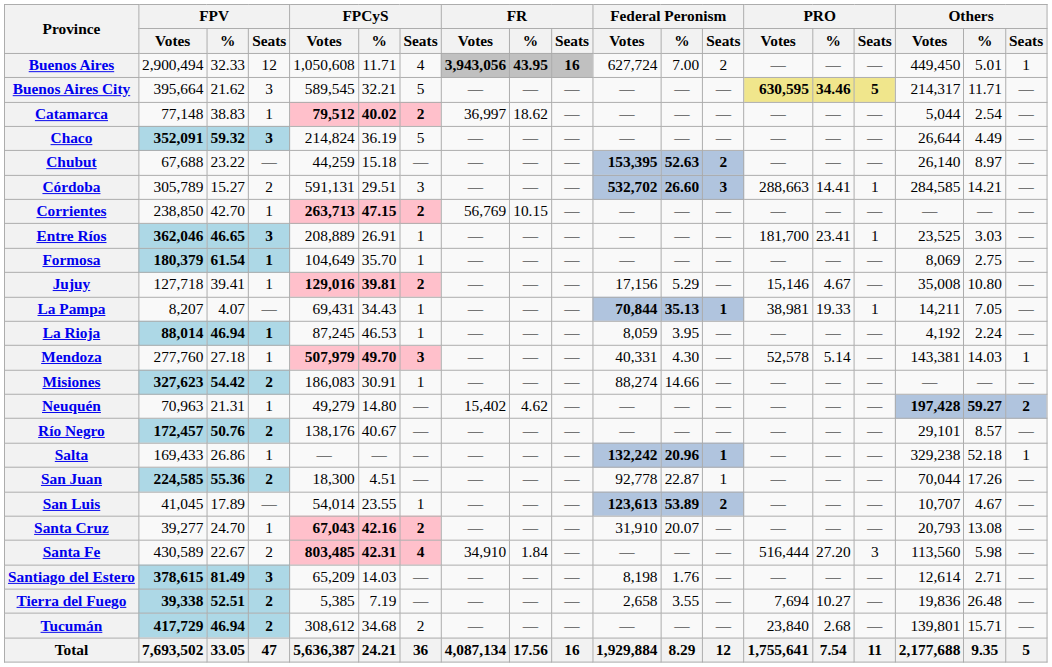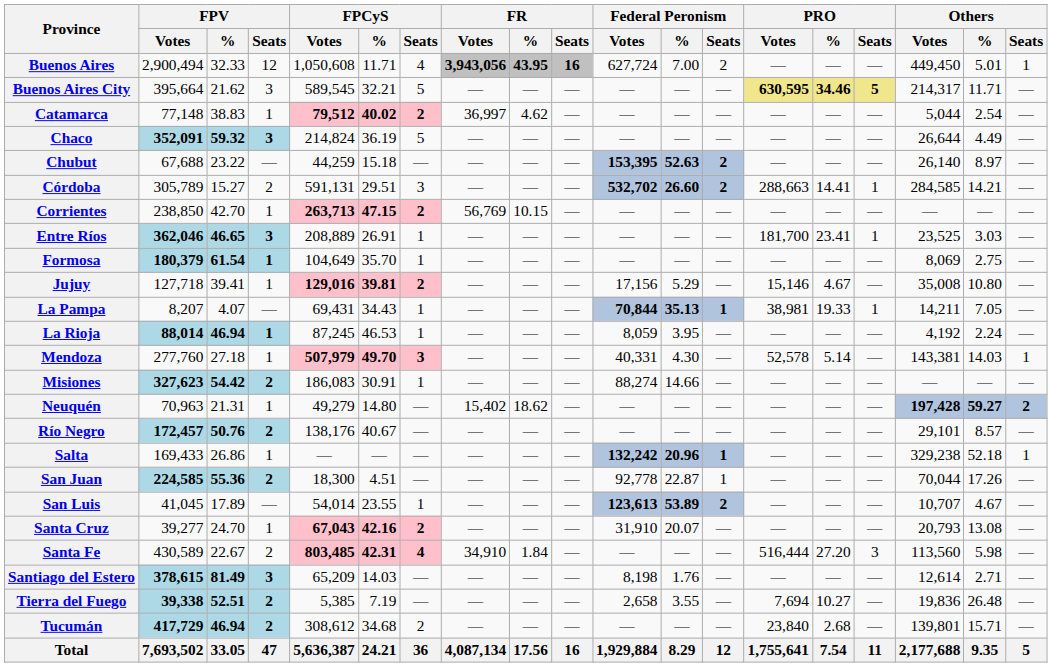(531, 114) 18.62 -> (534, 114) 4.62
(723, 187) 3 -> (723, 187) 2
(534, 406) 4.62 -> (531, 406) 18.62
